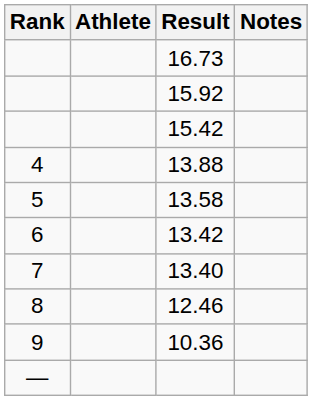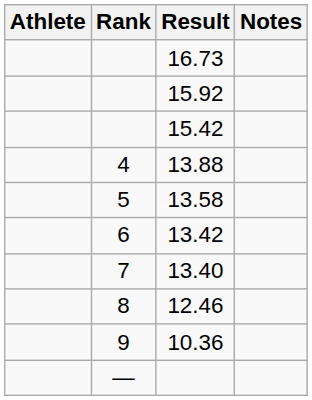columns swapped: (37, 22) <-> (113, 22)
